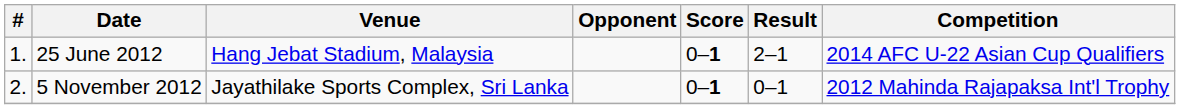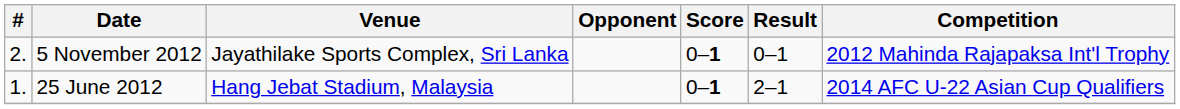rows swapped: (99, 53) <-> (119, 86)
